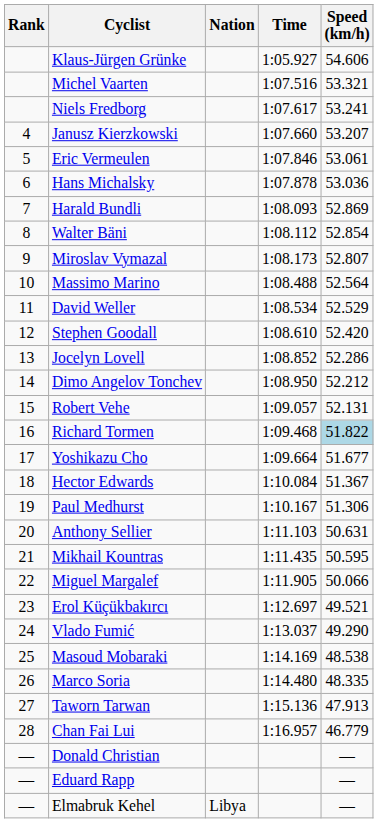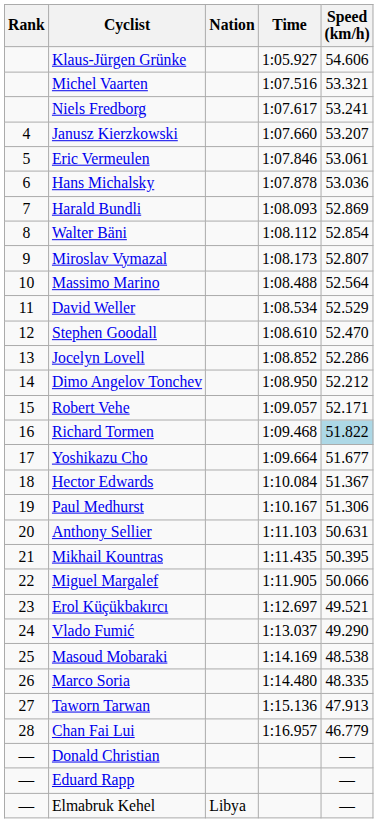(347, 332) 52.420 -> (347, 332) 52.470
(347, 407) 52.131 -> (347, 407) 52.171
(347, 556) 50.595 -> (347, 556) 50.395
